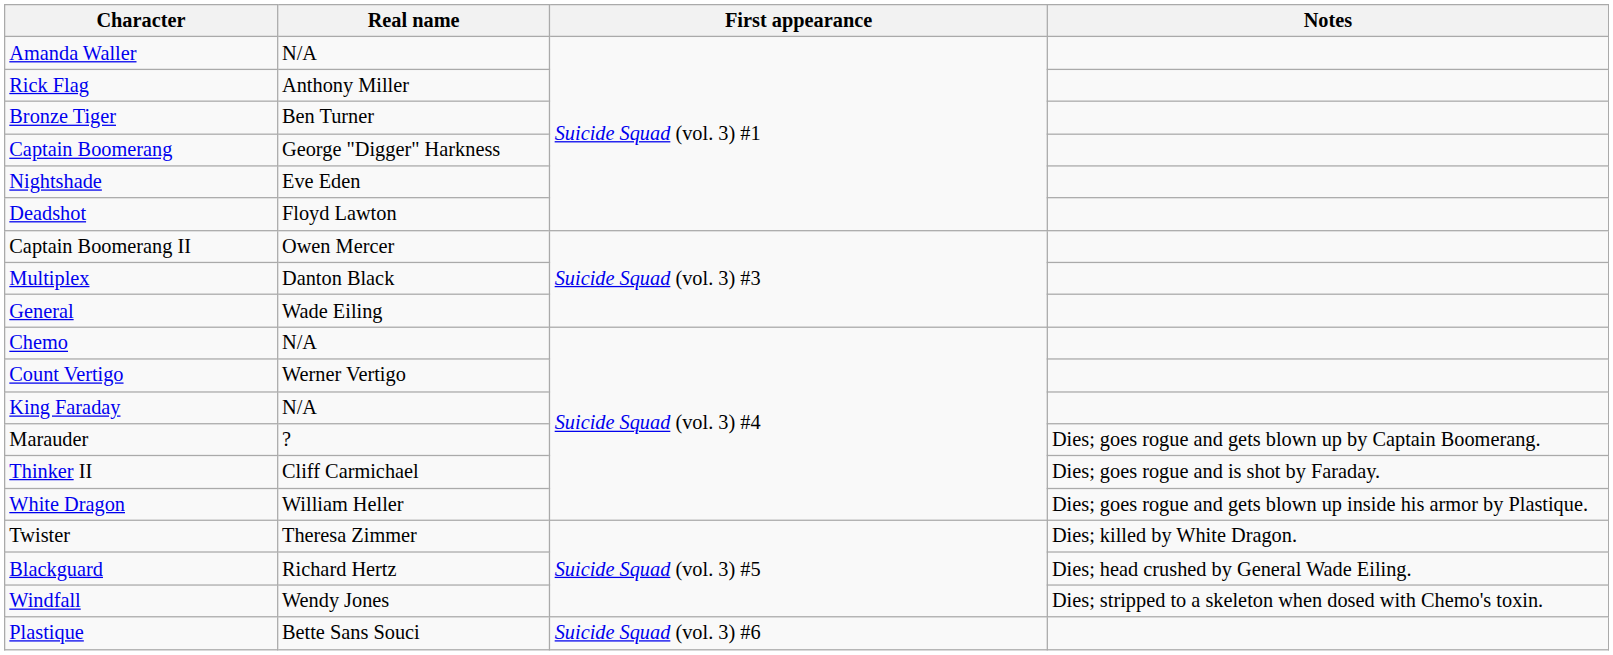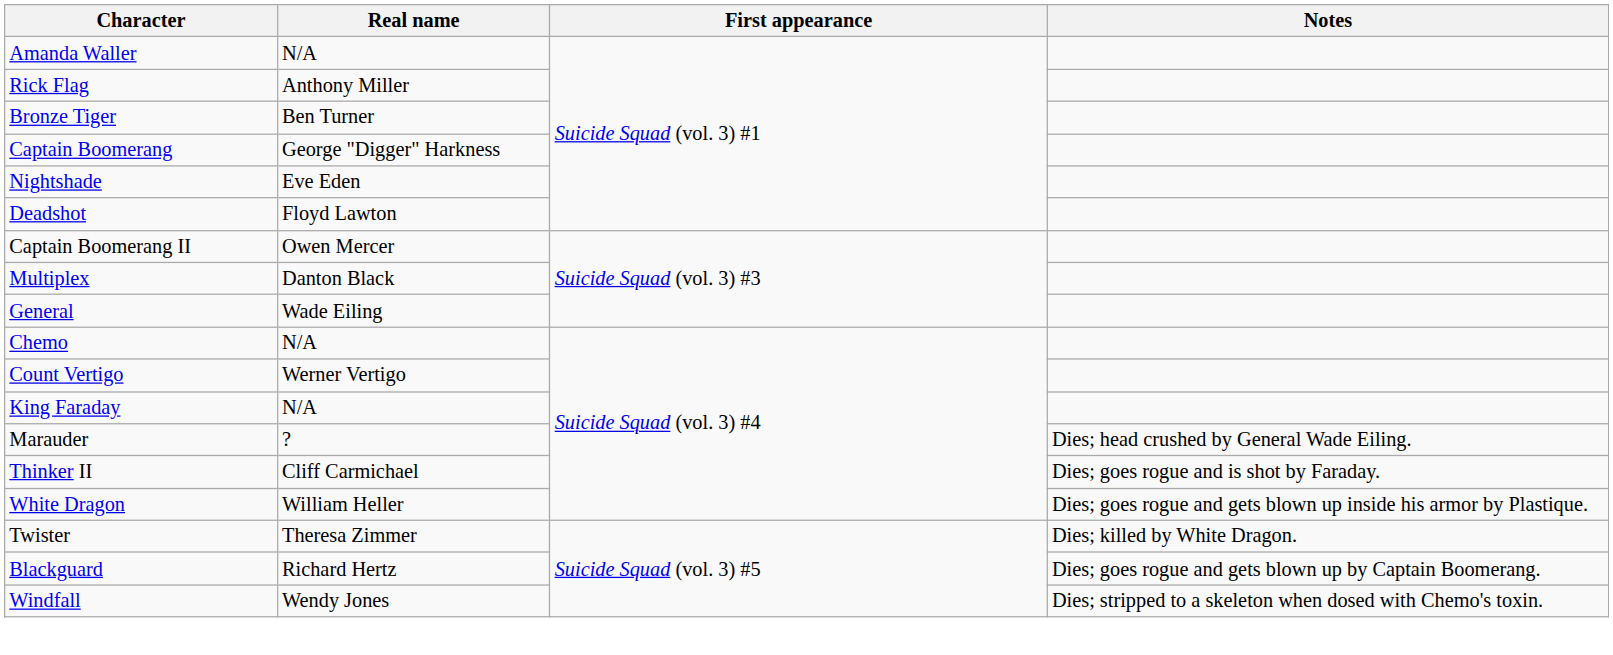(1296, 439) Dies; goes rogue and gets blown up by Captain Boomerang. -> (1232, 439) Dies; head crushed by General Wade Eiling.
(1232, 568) Dies; head crushed by General Wade Eiling. -> (1296, 568) Dies; goes rogue and gets blown up by Captain Boomerang.
- row: (47, 632)
